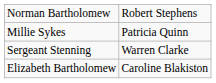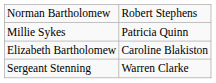rows swapped: (49, 50) <-> (62, 68)
